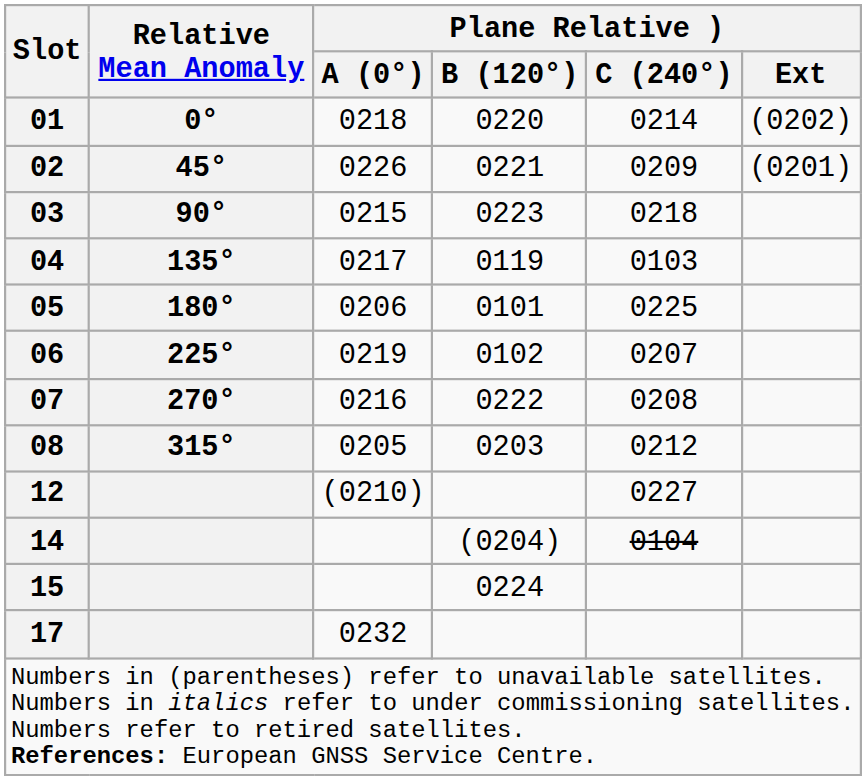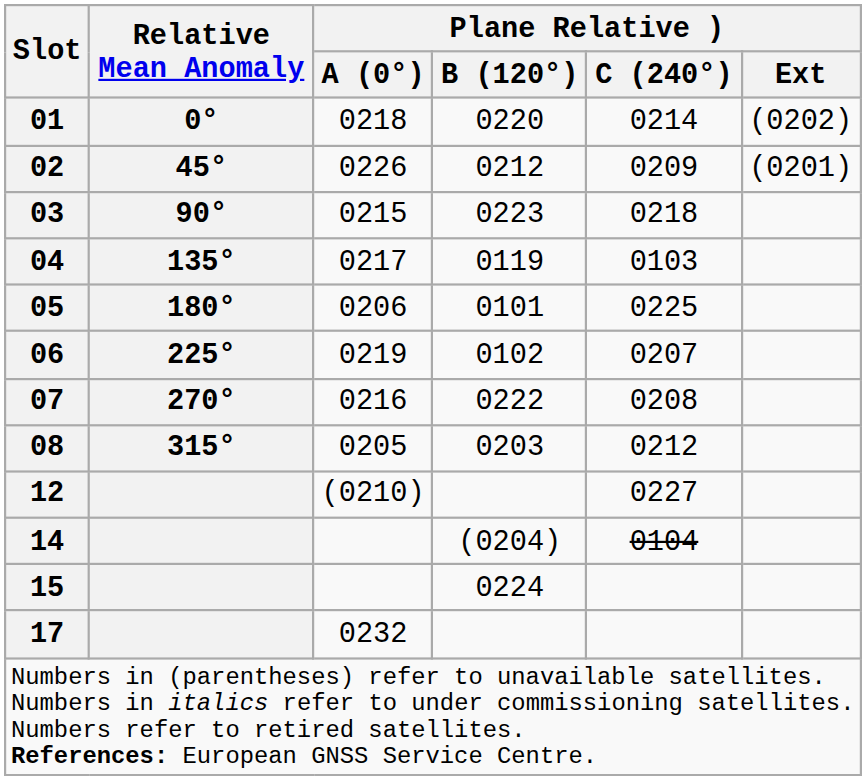(510, 168) 0221 -> (510, 168) 0212
